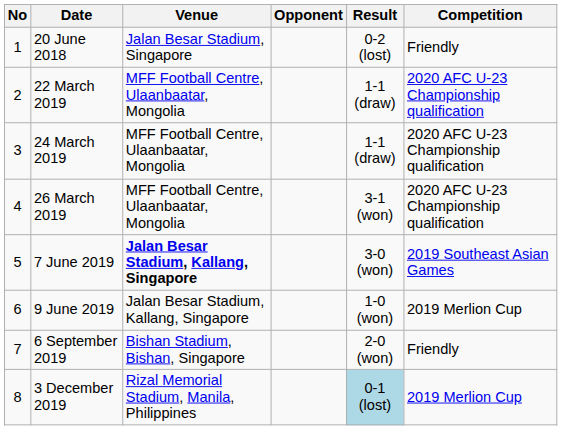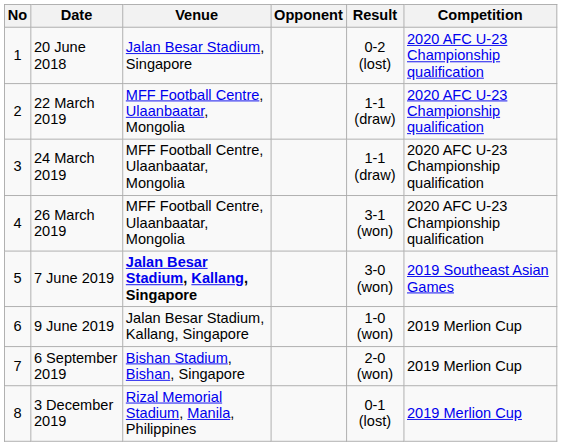(433, 47) Friendly -> (457, 55) 2020 AFC U-23 Championship qualification
(433, 349) Friendly -> (464, 366) 2019 Merlion Cup
(375, 397) lightblue background -> (375, 413) no background
